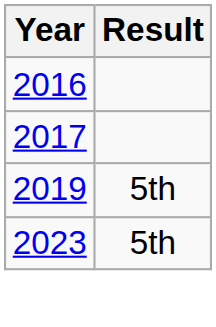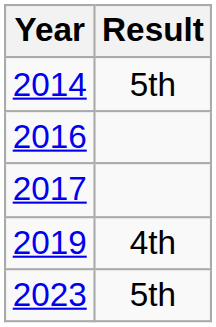+ row: (50, 83)
(153, 189) 5th -> (153, 242) 4th
